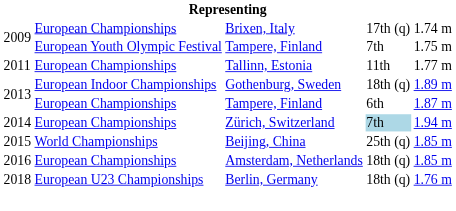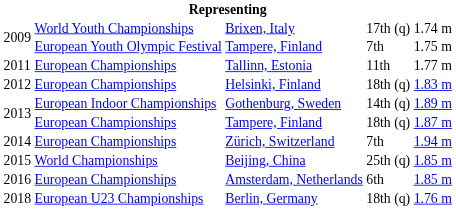(105, 28) European Championships -> (114, 28) World Youth Championships
+ row: (17, 85)
(388, 85) 18th (q) -> (388, 103) 14th (q)
(375, 103) 6th -> (388, 122) 18th (q)
(375, 122) lightblue background -> (375, 141) no background
(388, 160) 18th (q) -> (375, 179) 6th
